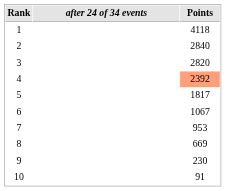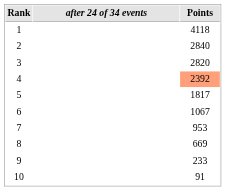(200, 161) 230 -> (200, 161) 233
